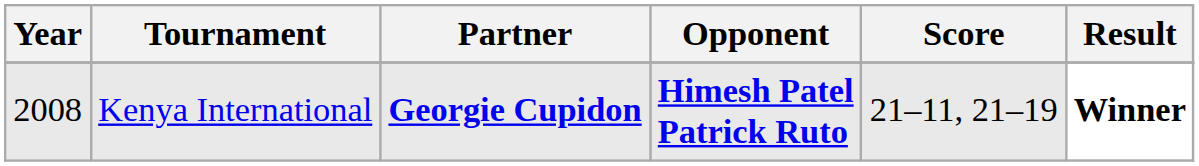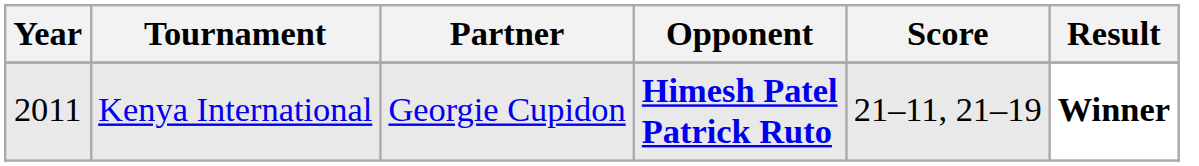(48, 110) 2008 -> (48, 110) 2011
(515, 110) bold -> (507, 110) normal
